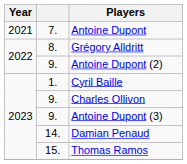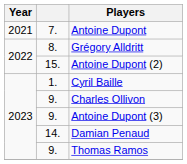(53, 64) 9. -> (53, 64) 15.
(53, 151) 15. -> (53, 151) 9.
